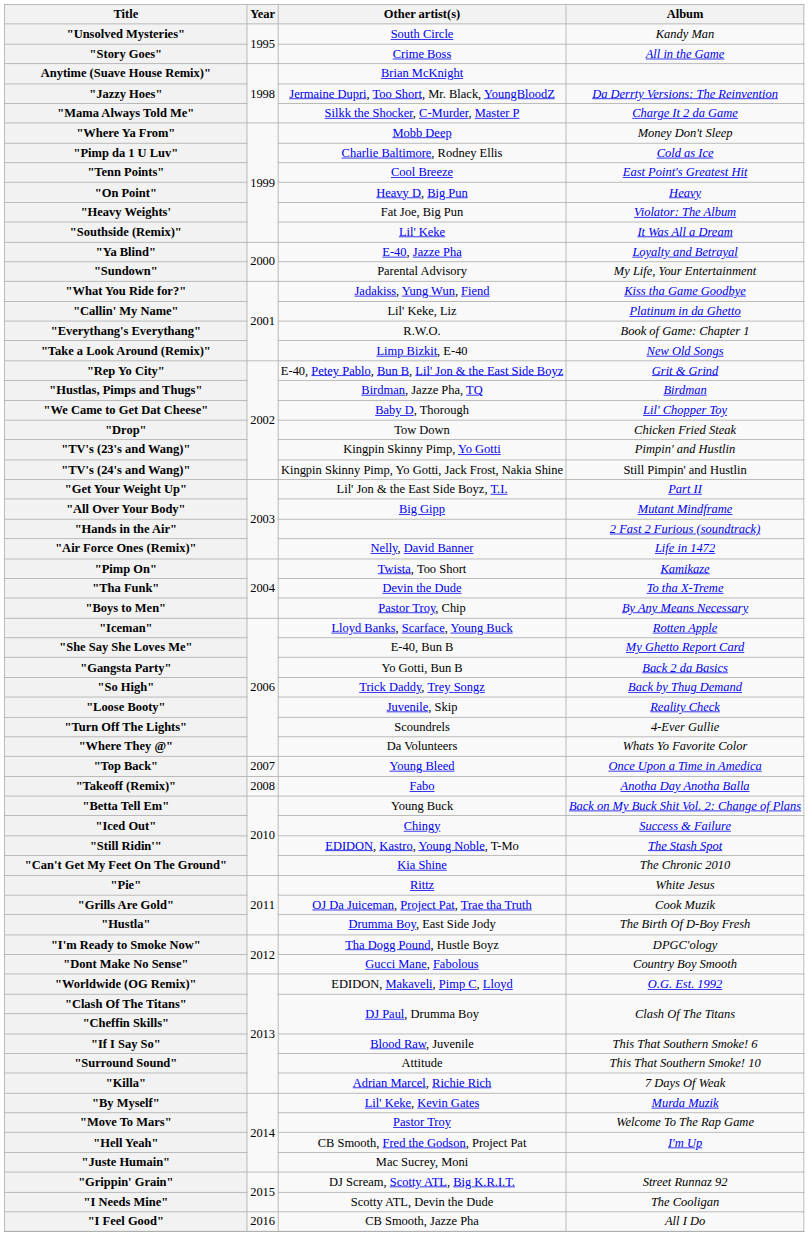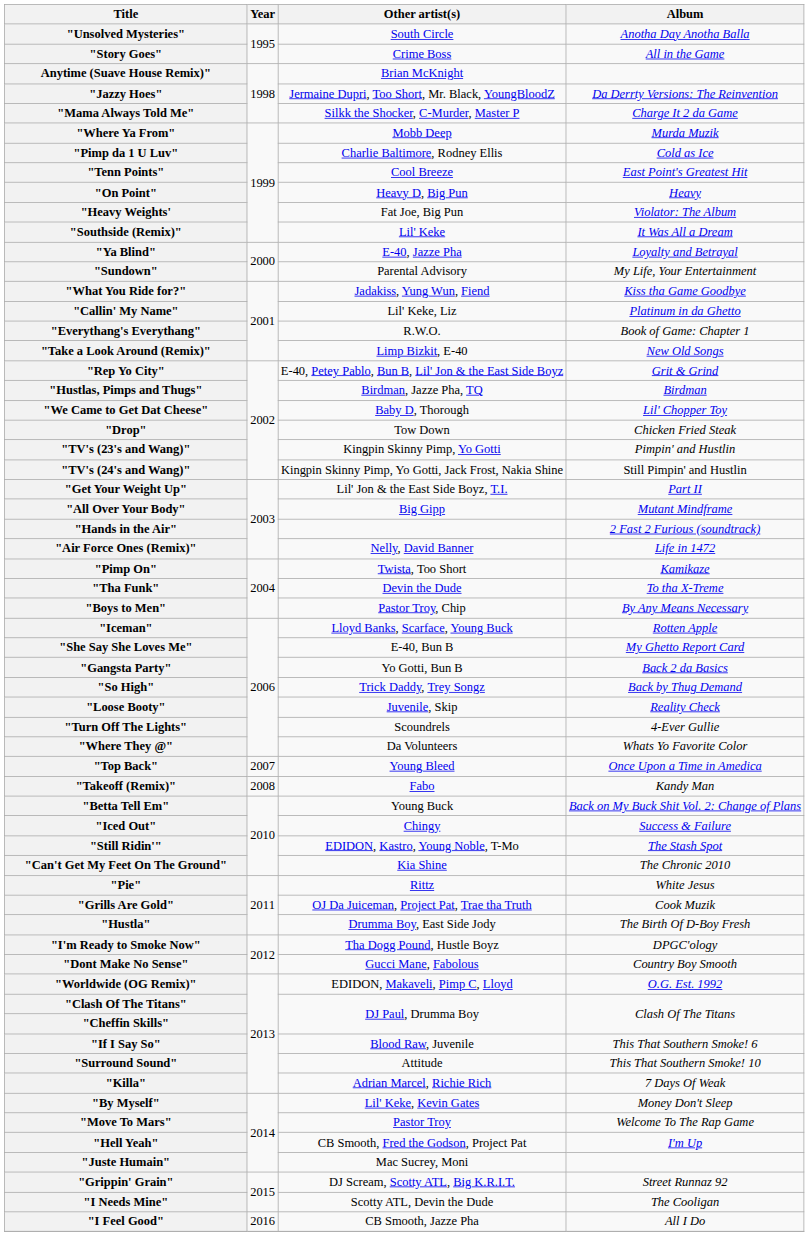(685, 34) Kandy Man -> (685, 34) Anotha Day Anotha Balla
(685, 133) Money Don't Sleep -> (685, 133) Murda Muzik
(685, 786) Anotha Day Anotha Balla -> (685, 786) Kandy Man
(685, 1102) Murda Muzik -> (685, 1102) Money Don't Sleep
